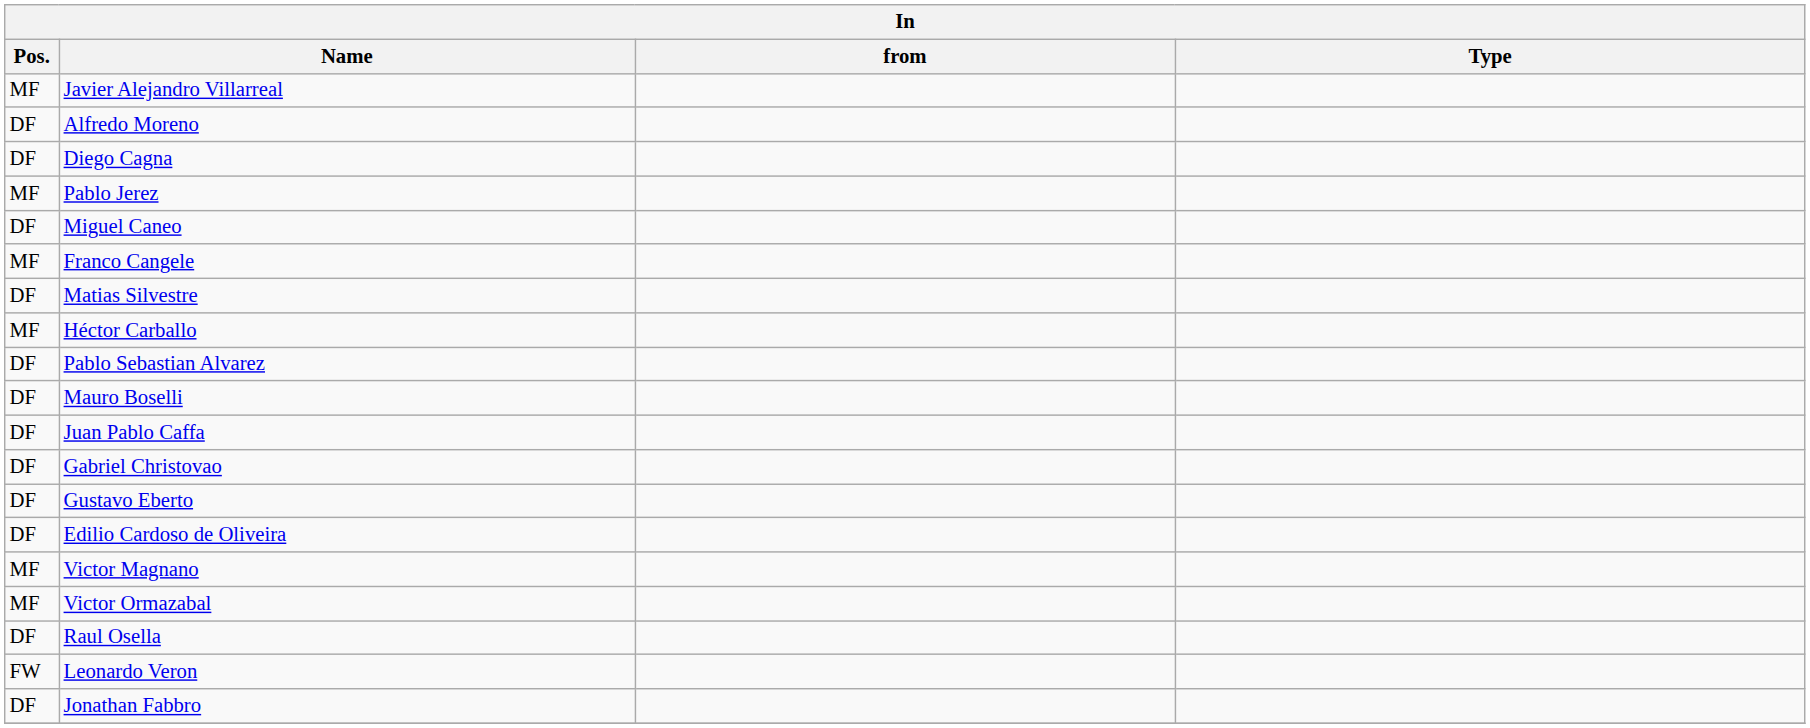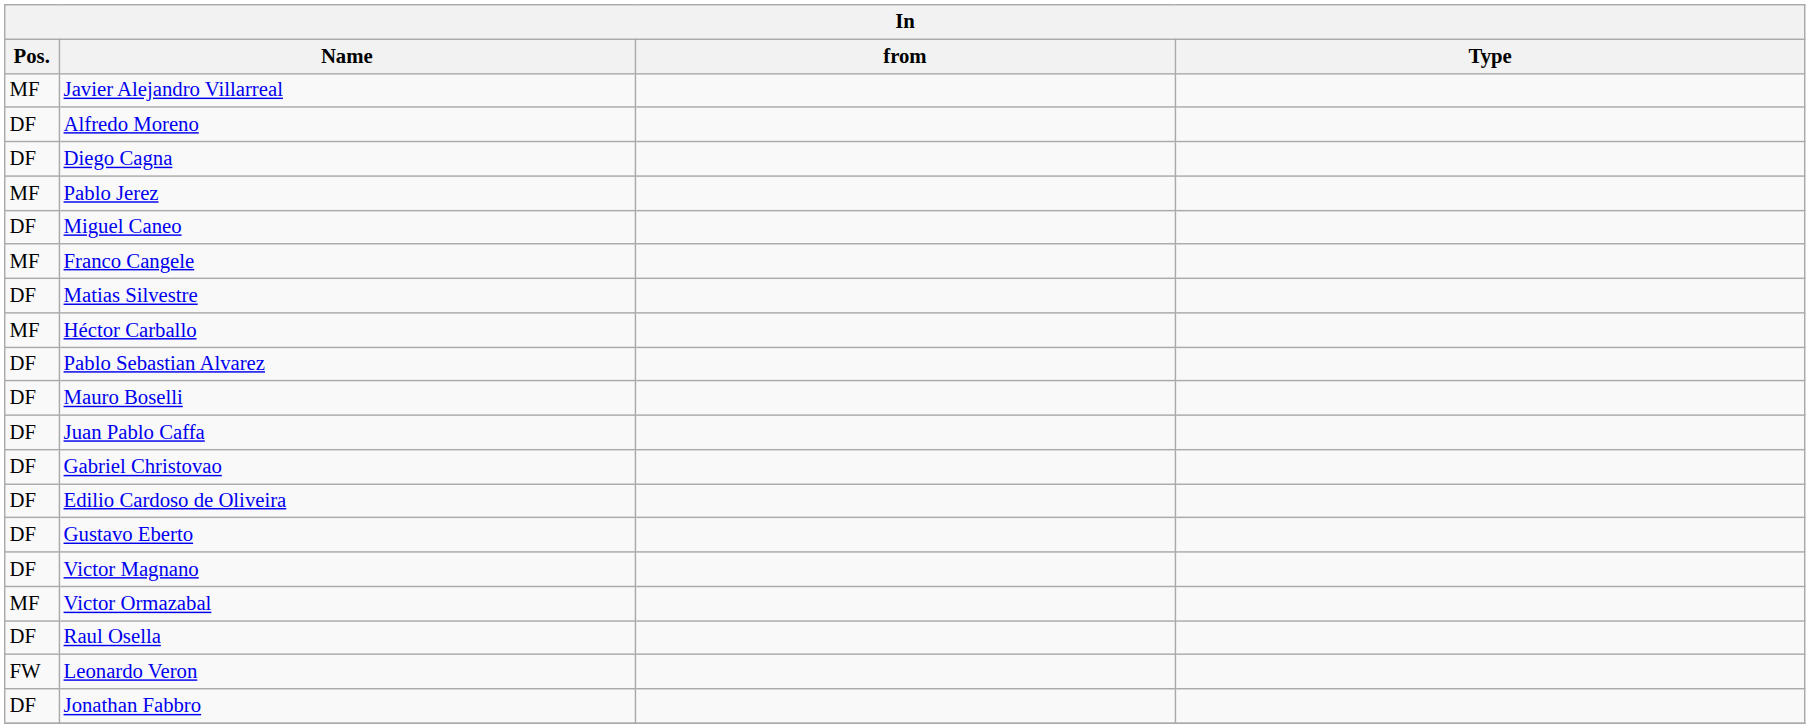rows swapped: (128, 500) <-> (175, 534)
(25, 569) MF -> (23, 569) DF
